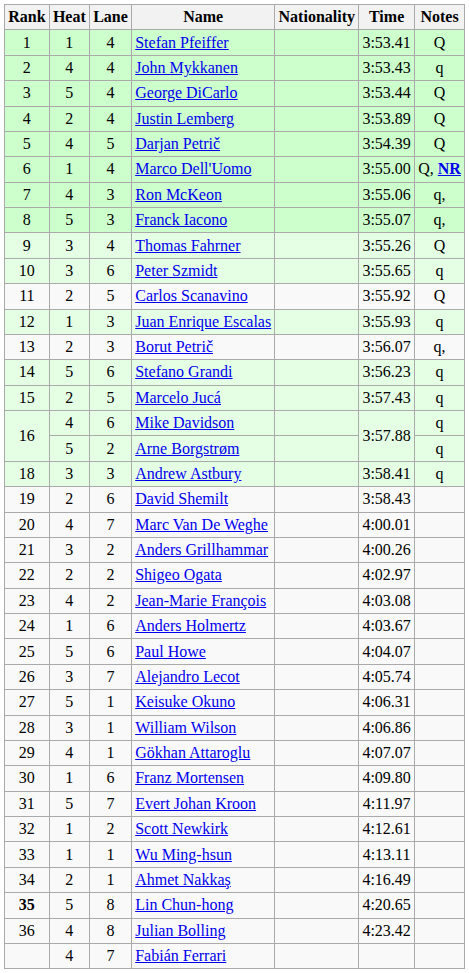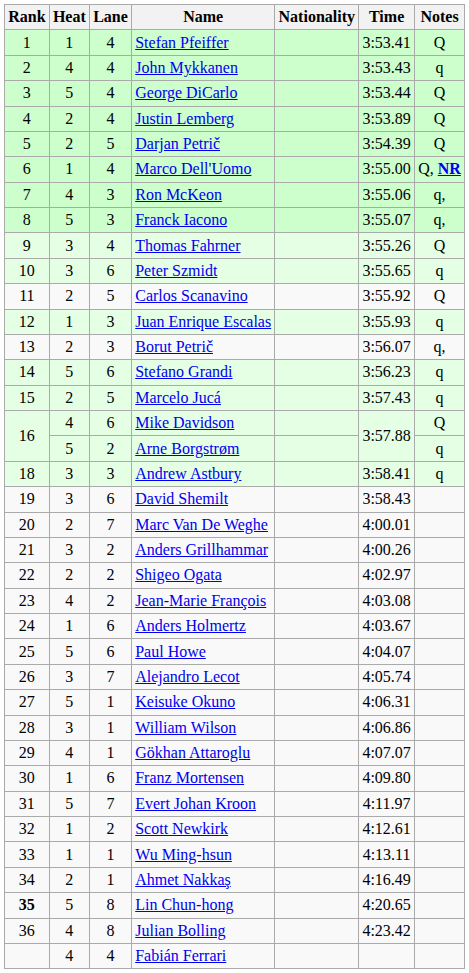(69, 144) 4 -> (69, 144) 2
(440, 423) q -> (440, 423) Q
(69, 499) 2 -> (69, 499) 3
(69, 524) 4 -> (69, 524) 2
(110, 956) 7 -> (110, 956) 4
